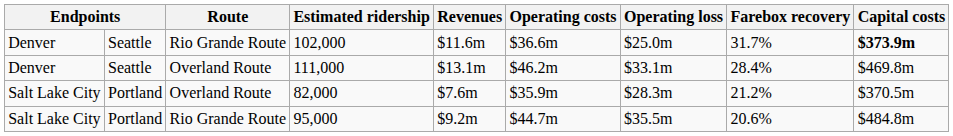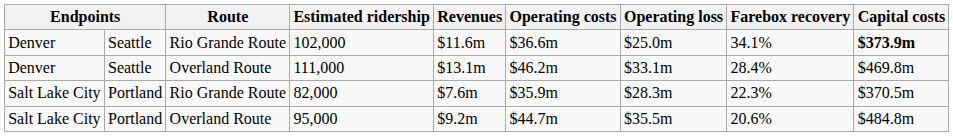(751, 42) 31.7% -> (751, 42) 34.1%
(220, 93) Overland Route -> (228, 93) Rio Grande Route
(751, 93) 21.2% -> (751, 93) 22.3%
(228, 118) Rio Grande Route -> (220, 118) Overland Route
